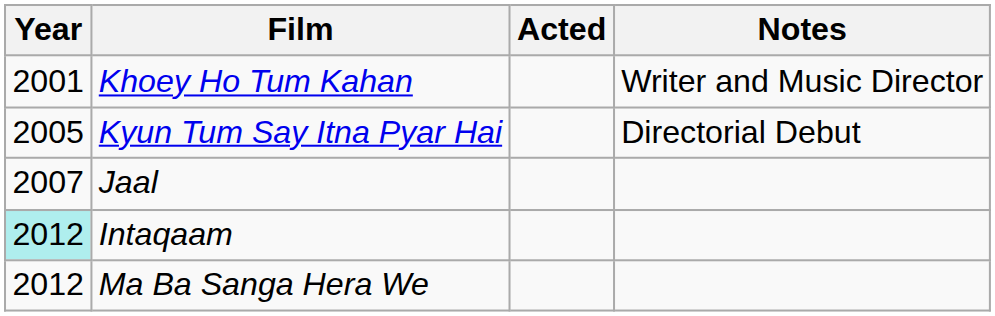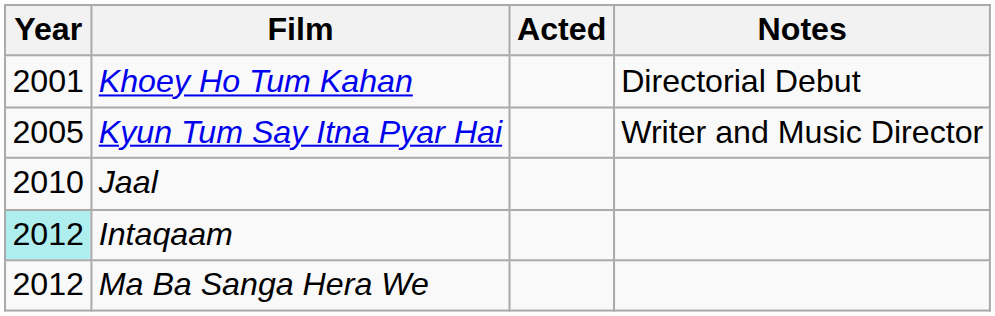(802, 81) Writer and Music Director -> (741, 81) Directorial Debut
(741, 132) Directorial Debut -> (802, 132) Writer and Music Director
(48, 183) 2007 -> (48, 183) 2010
